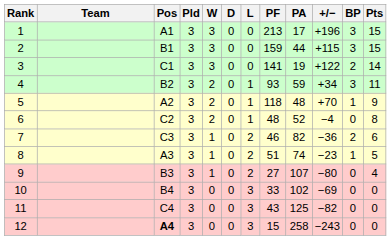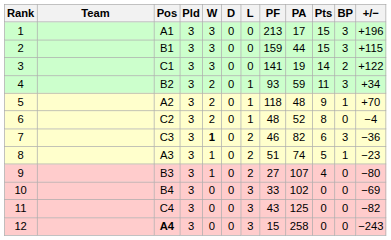columns swapped: (327, 13) <-> (375, 13)
(212, 137) normal -> (212, 137) bold
(353, 137) 2 -> (345, 137) 3
